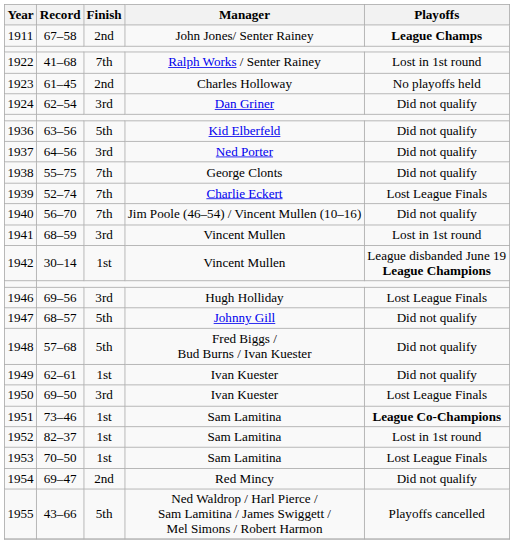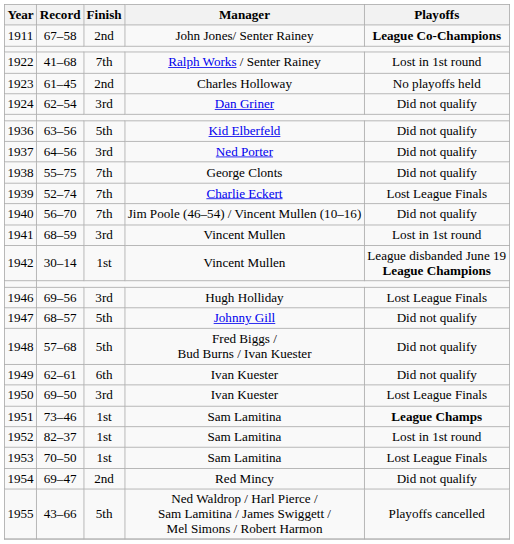(437, 35) League Champs -> (437, 35) League Co-Champions
(104, 374) 1st -> (104, 374) 6th
(437, 416) League Co-Champions -> (437, 416) League Champs
